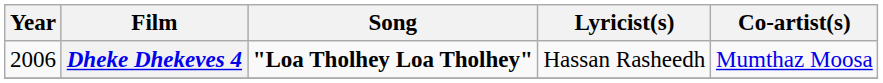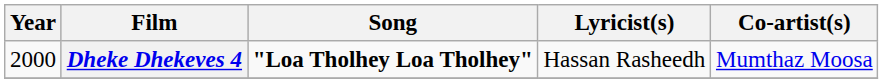(33, 59) 2006 -> (33, 59) 2000
